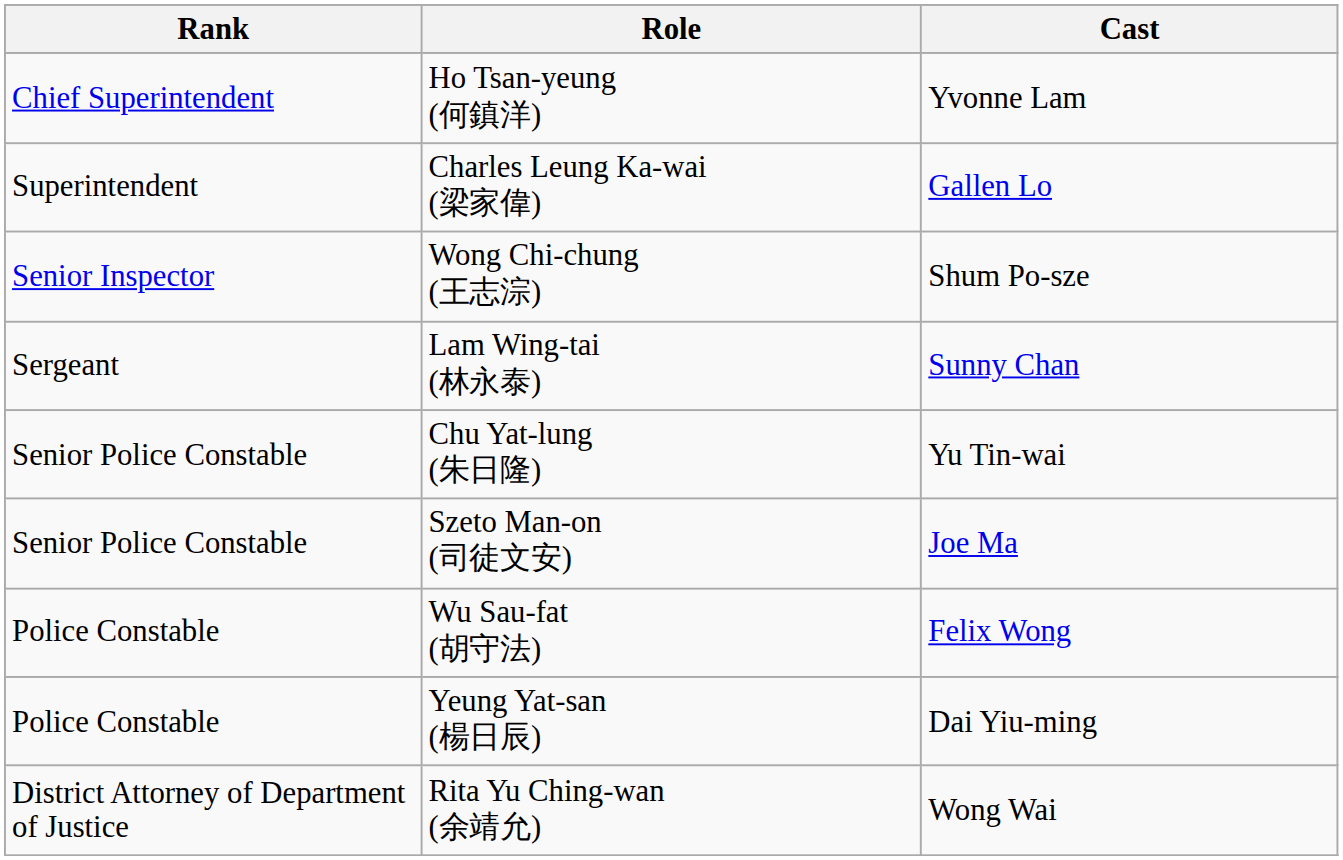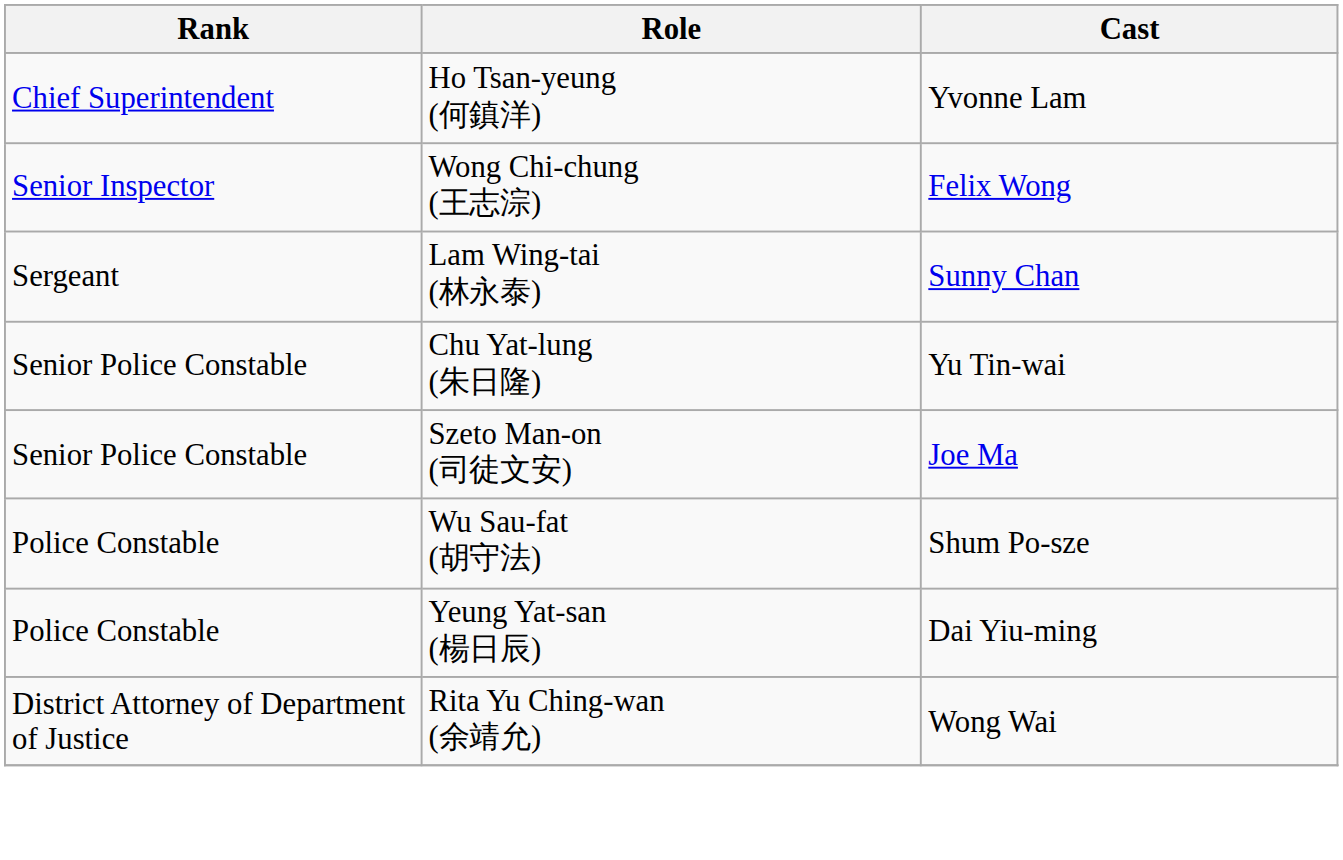- row: (568, 184)
(1009, 275) Shum Po-sze -> (1000, 186) Felix Wong
(1000, 631) Felix Wong -> (1009, 542) Shum Po-sze
